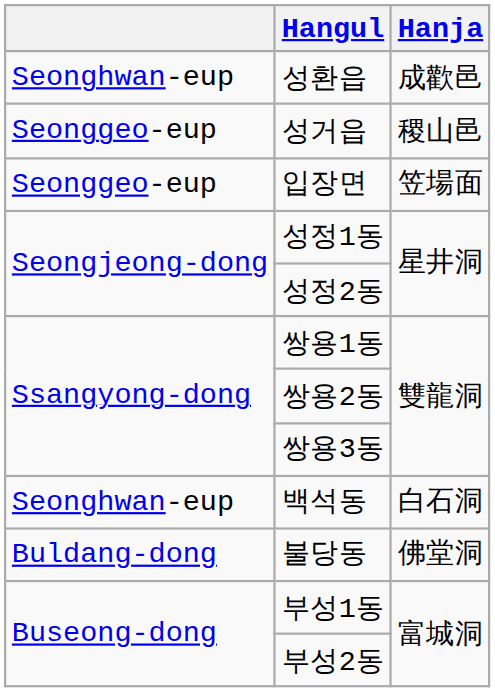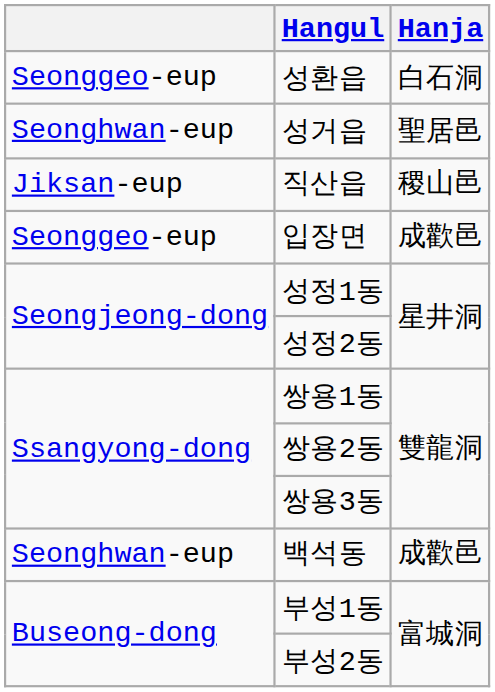(123, 78) Seonghwan-eup -> (114, 78) Seonggeo-eup
(440, 79) 成歡邑 -> (440, 79) 白石洞
(114, 131) Seonggeo-eup -> (123, 131) Seonghwan-eup
(440, 132) 稷山邑 -> (440, 132) 聖居邑
+ row: (324, 185)
(440, 185) 笠場面 -> (440, 238) 成歡邑
(440, 503) 白石洞 -> (440, 556) 成歡邑
- row: (324, 556)
